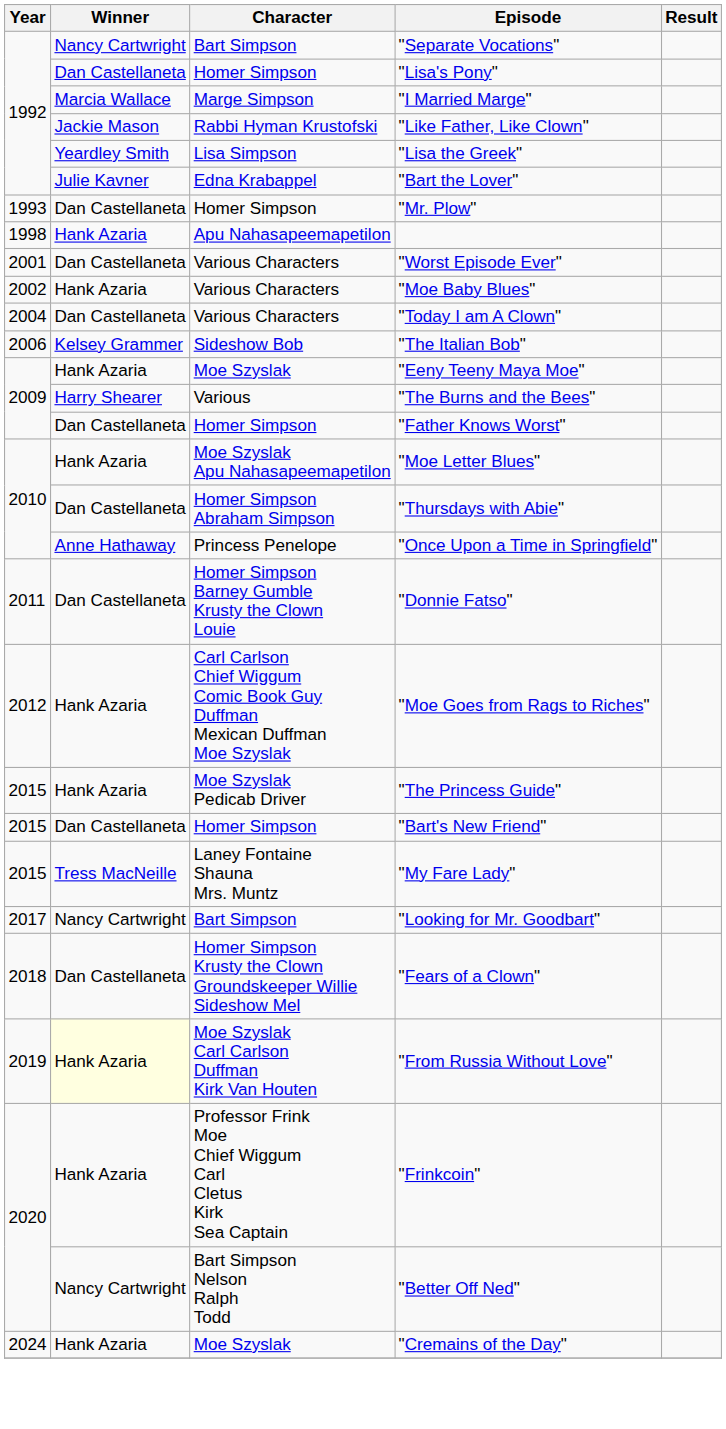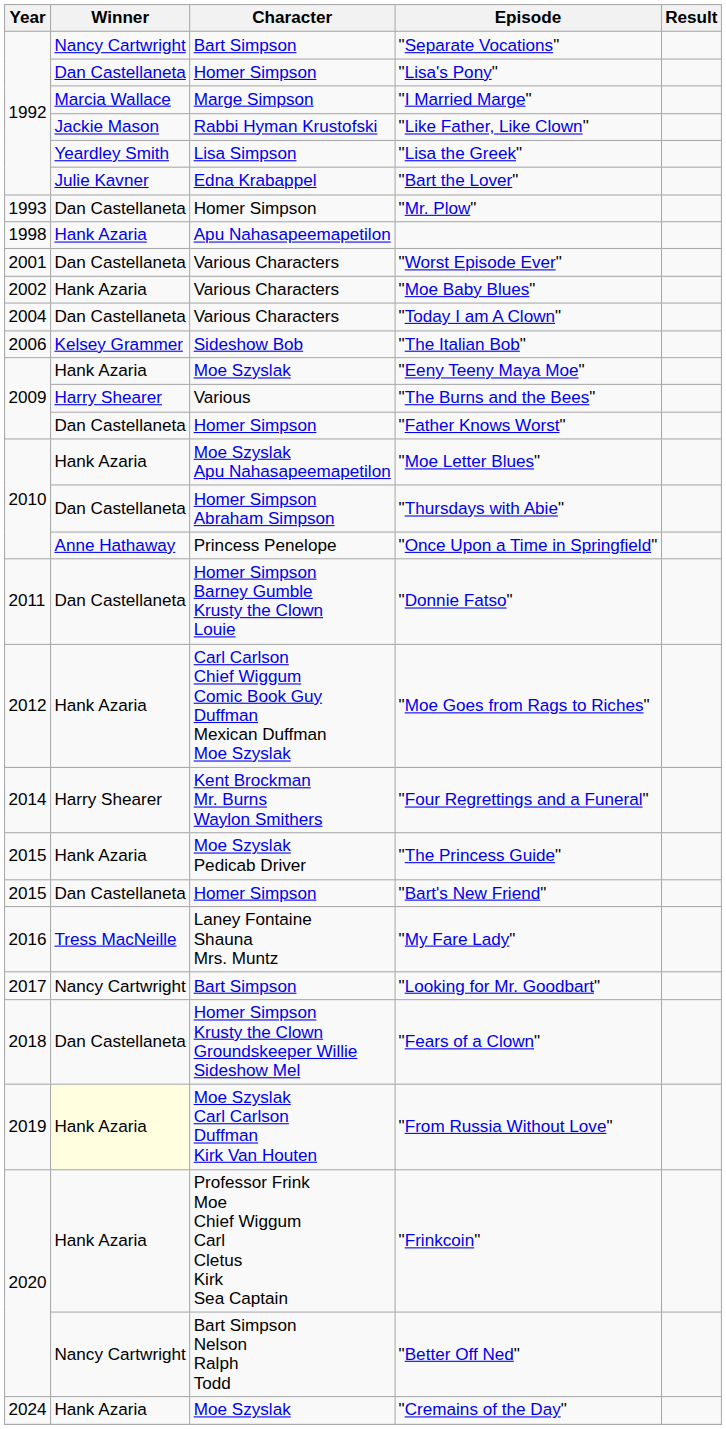+ row: (258, 800)
(28, 873) 2015 -> (28, 939) 2016
